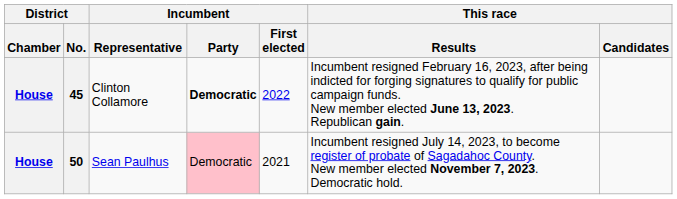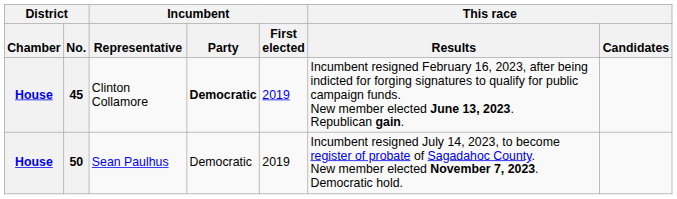(276, 94) 2022 -> (276, 94) 2019
(221, 162) pink background -> (221, 162) no background
(276, 162) 2021 -> (276, 162) 2019
